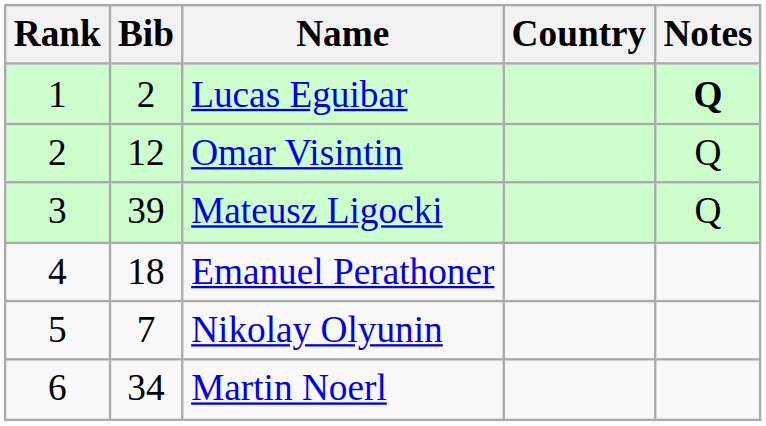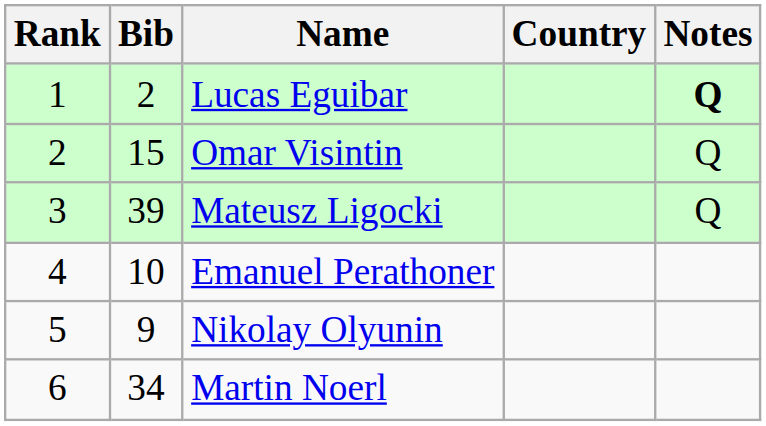(146, 152) 12 -> (146, 152) 15
(146, 270) 18 -> (146, 270) 10
(146, 329) 7 -> (146, 329) 9
